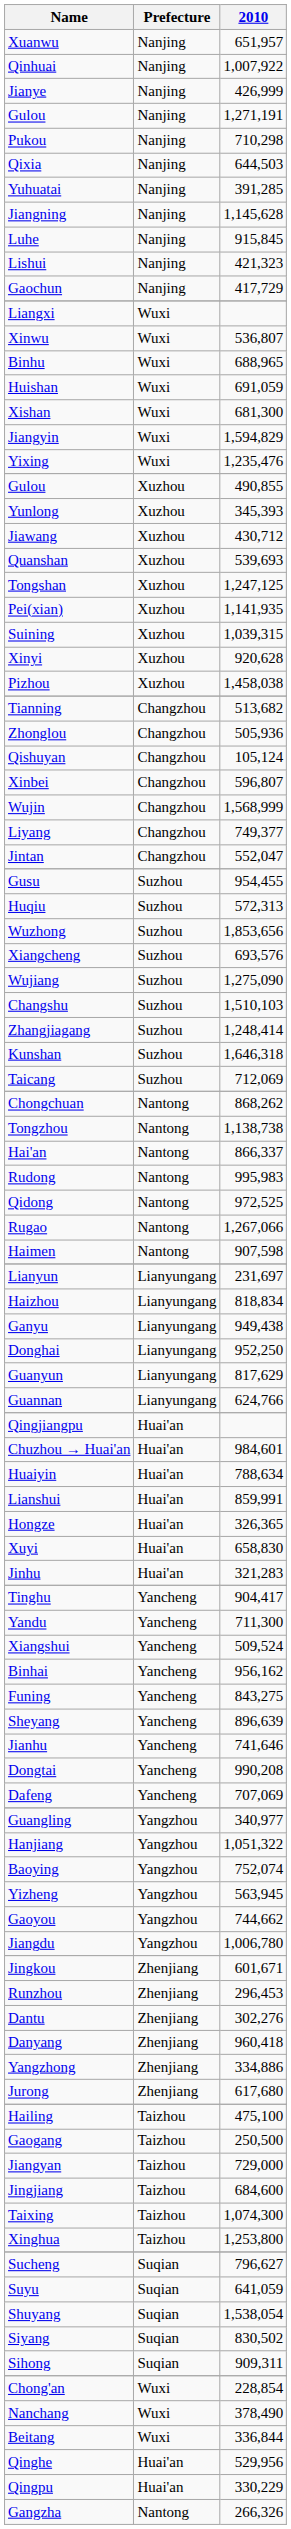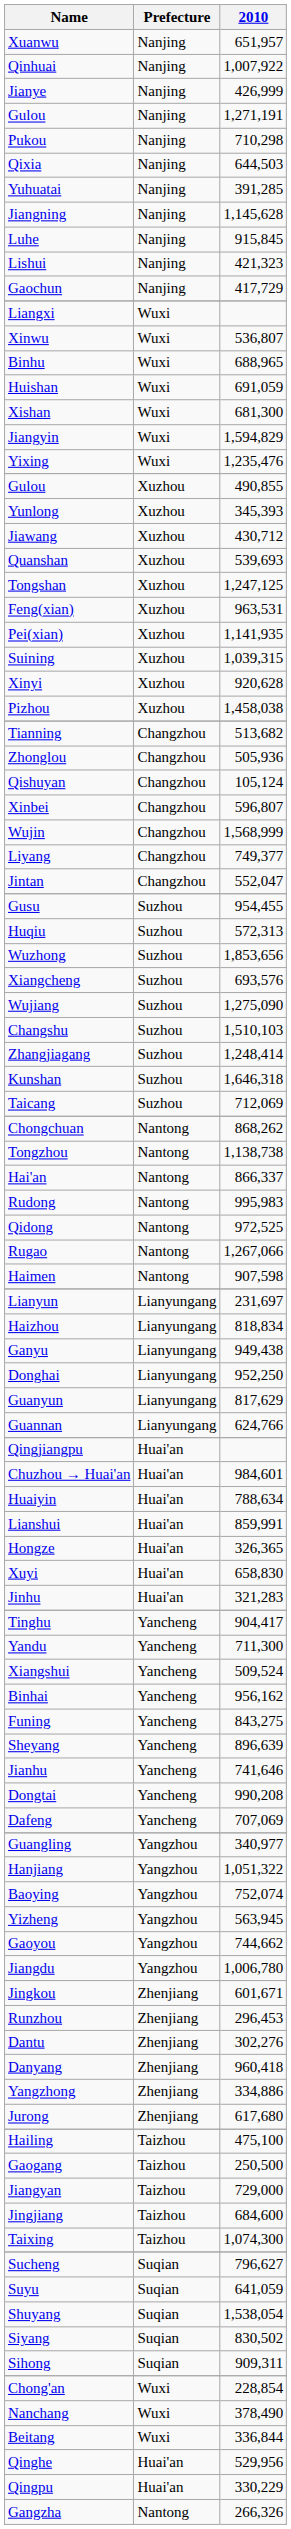+ row: (41, 610)
- row: (34, 2240)
